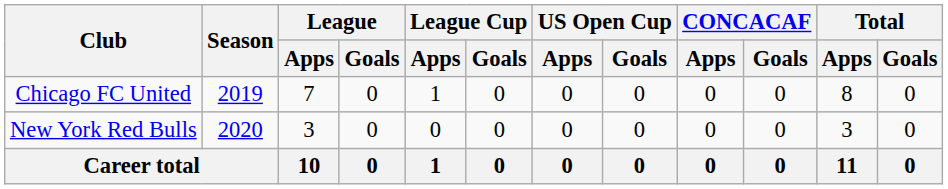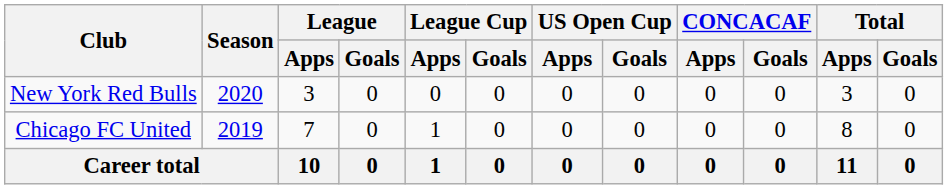rows swapped: (103, 93) <-> (103, 129)
